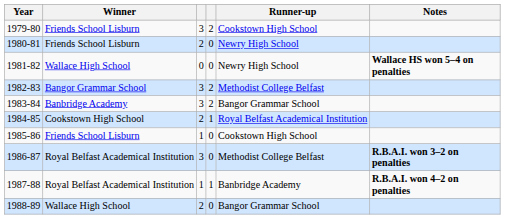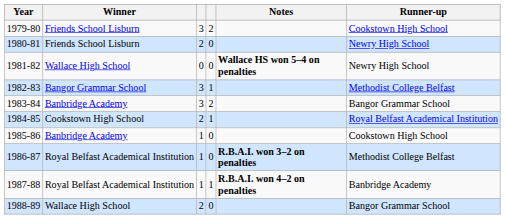columns swapped: (293, 12) <-> (435, 12)
(211, 87) 2 -> (211, 87) 1
(92, 135) Friends School Lisburn -> (86, 135) Banbridge Academy
(201, 157) 3 -> (201, 157) 1
